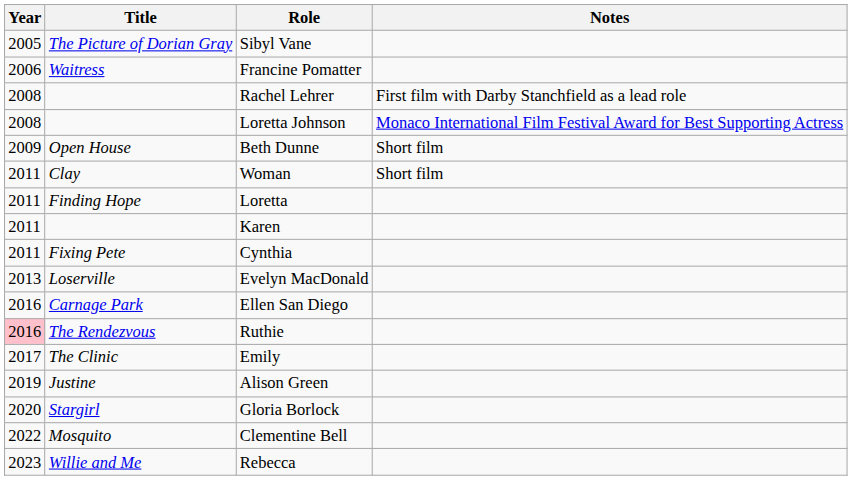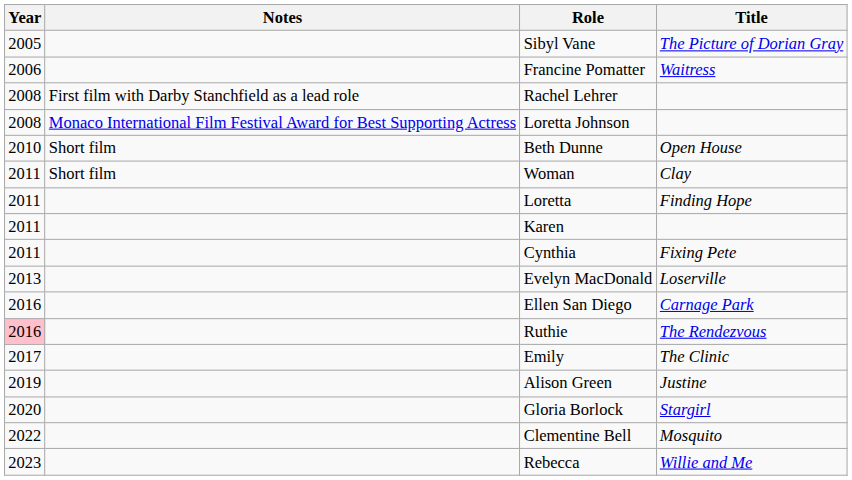columns swapped: (141, 17) <-> (610, 17)
(25, 148) 2009 -> (25, 148) 2010
